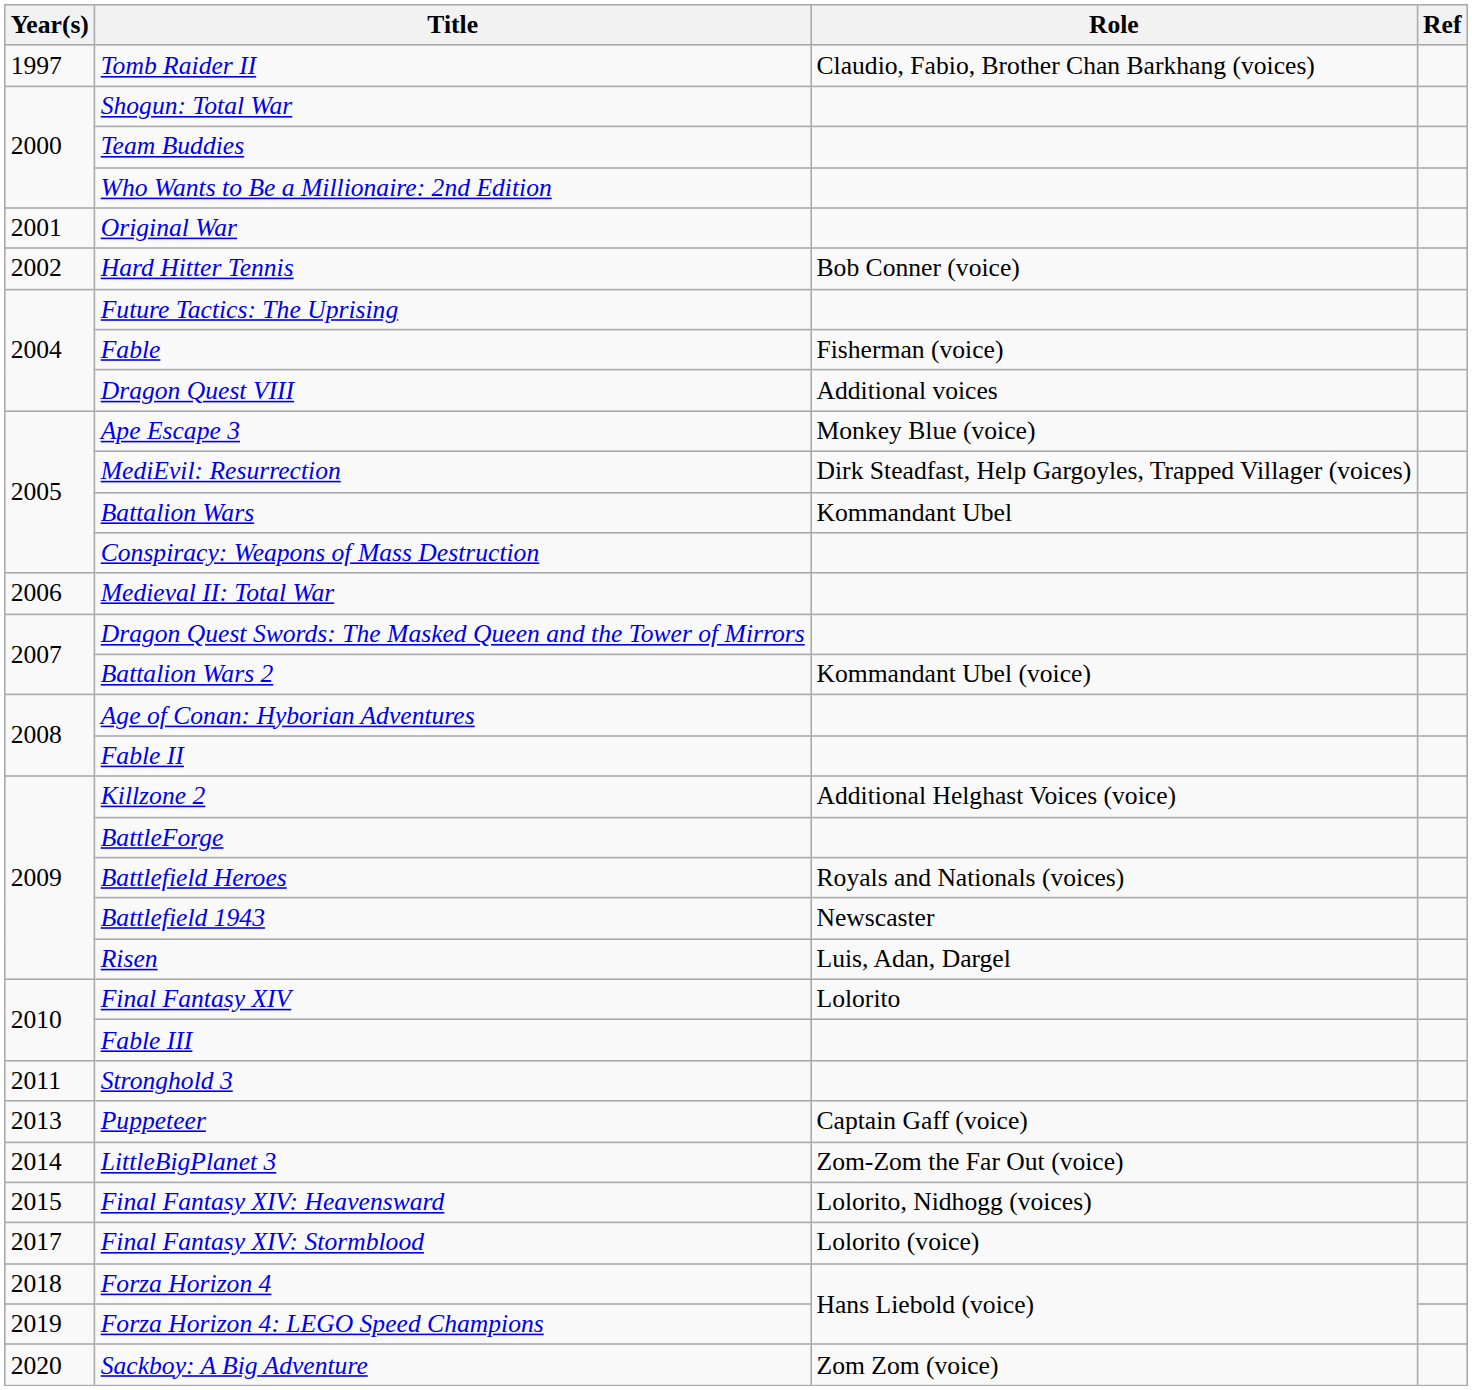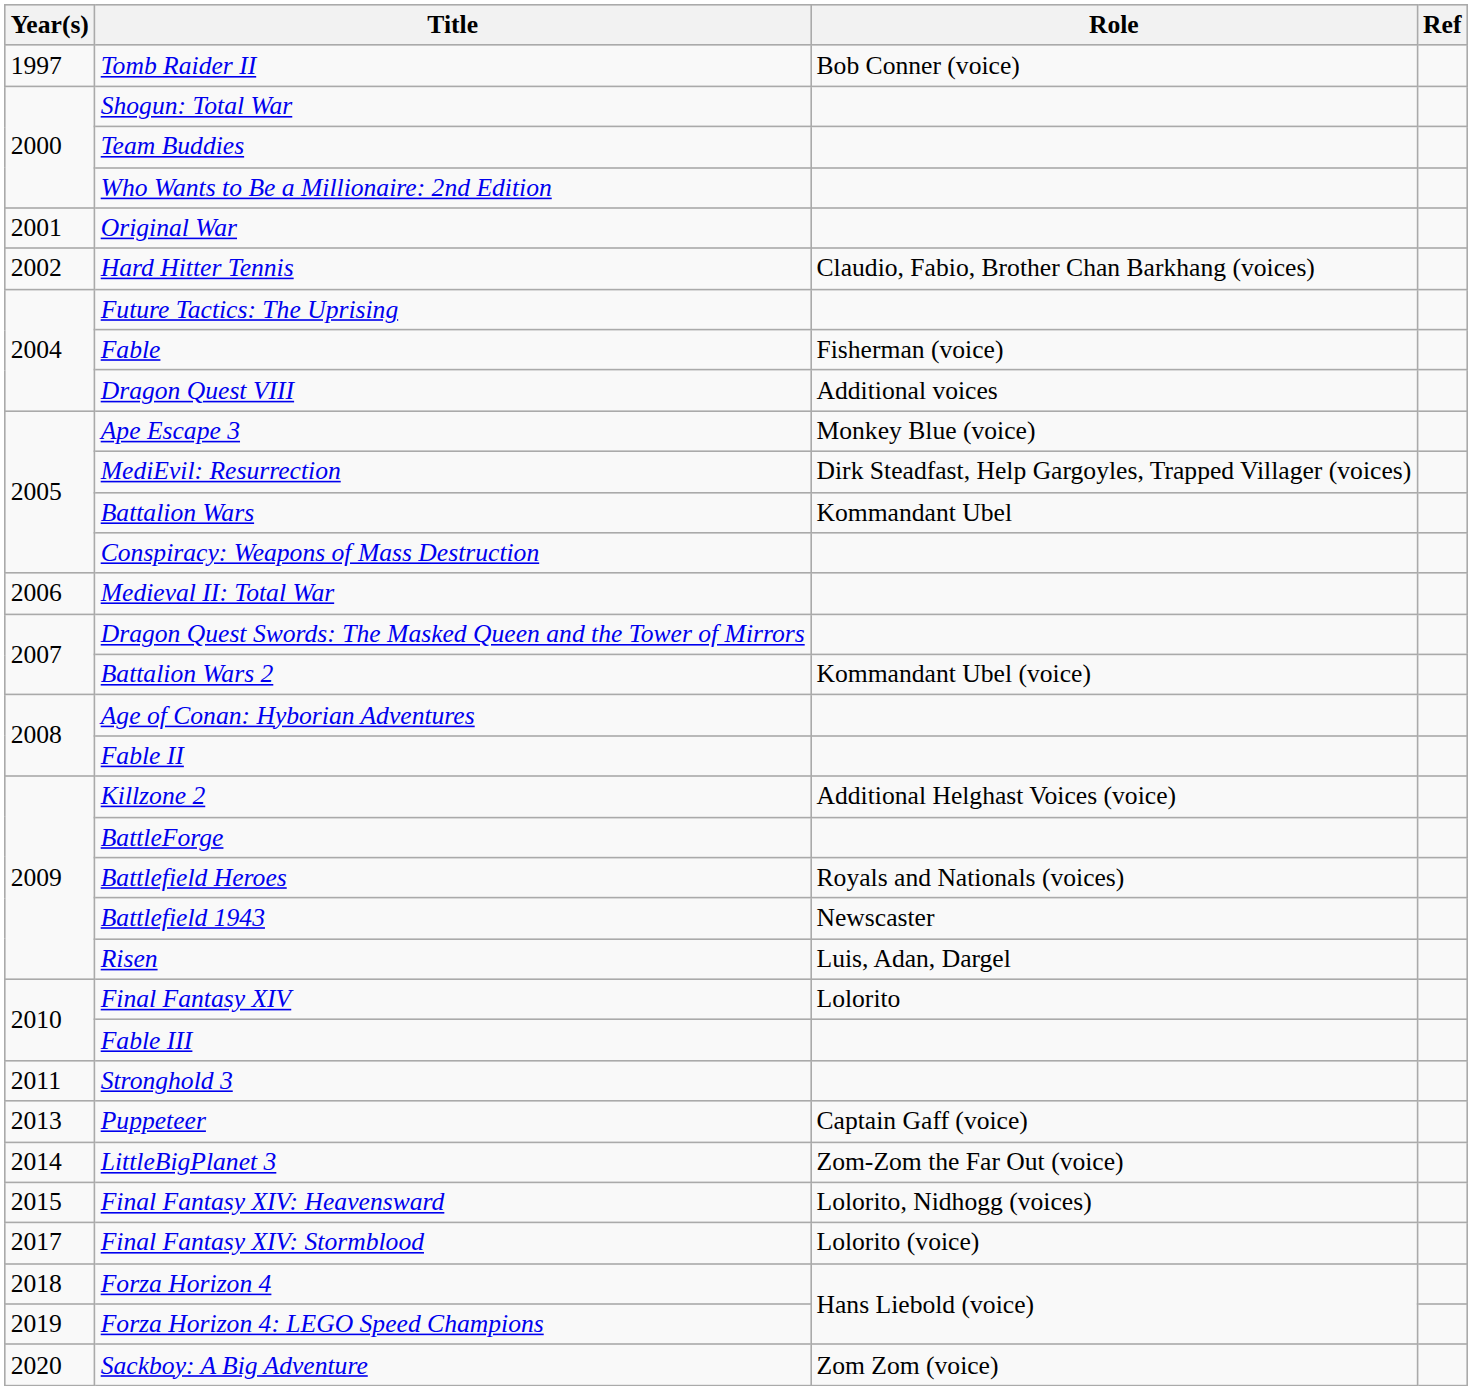(1066, 65) Claudio, Fabio, Brother Chan Barkhang (voices) -> (918, 65) Bob Conner (voice)
(918, 268) Bob Conner (voice) -> (1066, 268) Claudio, Fabio, Brother Chan Barkhang (voices)
